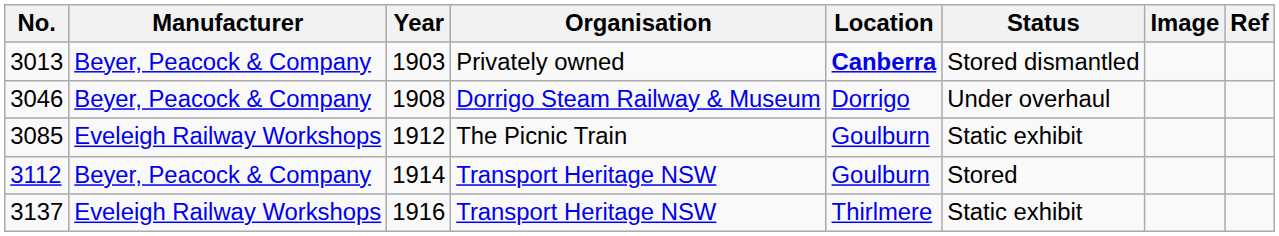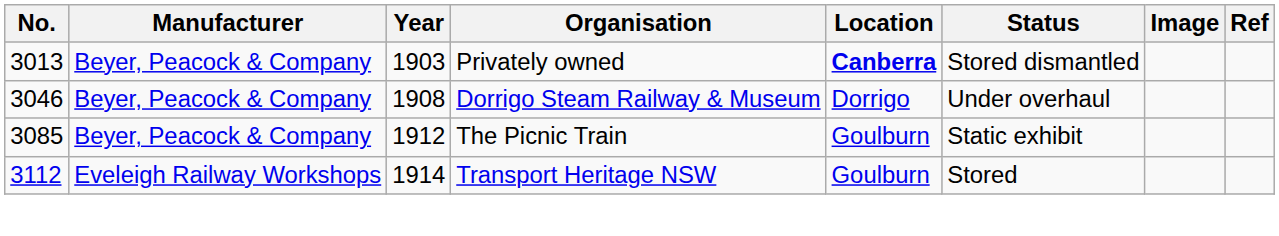(228, 136) Eveleigh Railway Workshops -> (223, 136) Beyer, Peacock & Company
(223, 174) Beyer, Peacock & Company -> (228, 174) Eveleigh Railway Workshops
- row: (37, 212)
